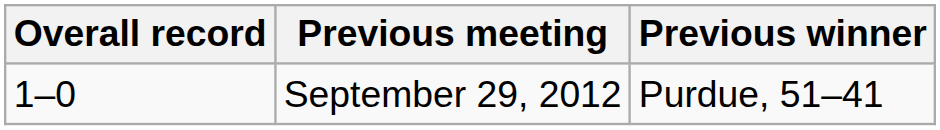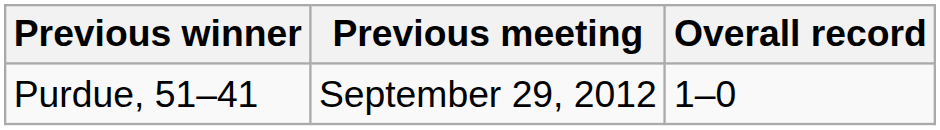columns swapped: (140, 34) <-> (783, 34)
